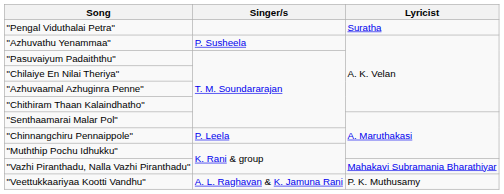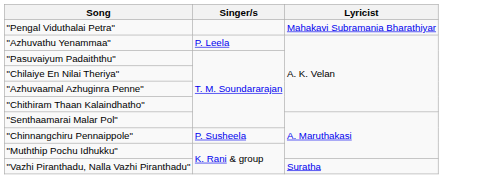(364, 28) Suratha -> (361, 28) Mahakavi Subramania Bharathiyar
(220, 43) P. Susheela -> (212, 43) P. Leela
(212, 135) P. Leela -> (220, 135) P. Susheela
(422, 166) Mahakavi Subramania Bharathiyar -> (304, 166) Suratha
- row: (76, 182)
